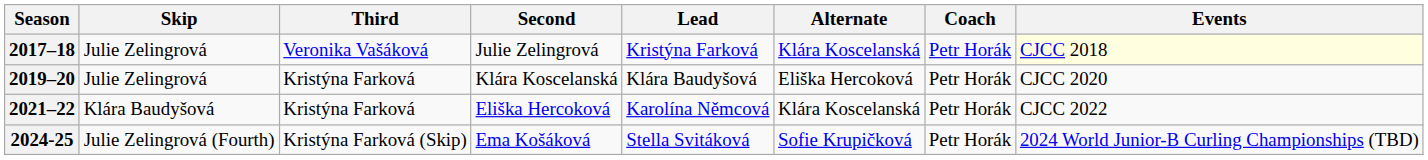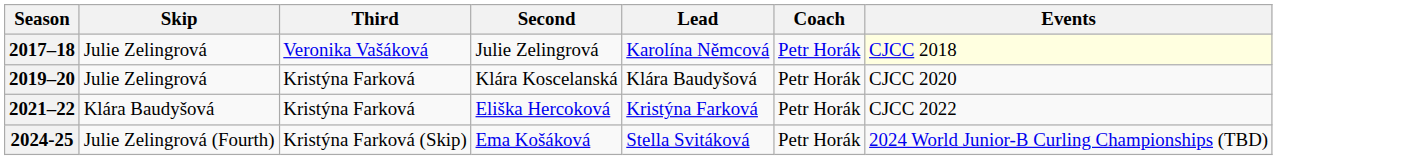- column: (849, 19)
(692, 49) Kristýna Farková -> (698, 49) Karolína Němcová
(698, 109) Karolína Němcová -> (692, 109) Kristýna Farková
